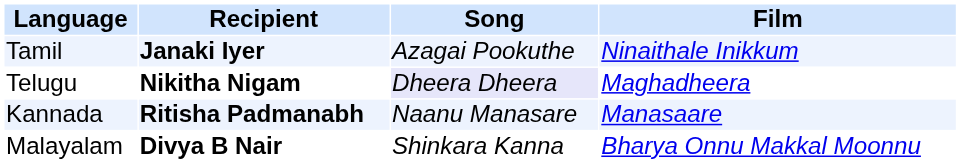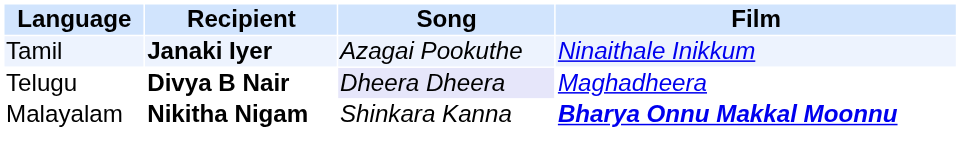(220, 82) Nikitha Nigam -> (218, 82) Divya B Nair
- row: (54, 114)
(211, 146) Divya B Nair -> (228, 114) Nikitha Nigam
(761, 146) normal -> (728, 114) bold
